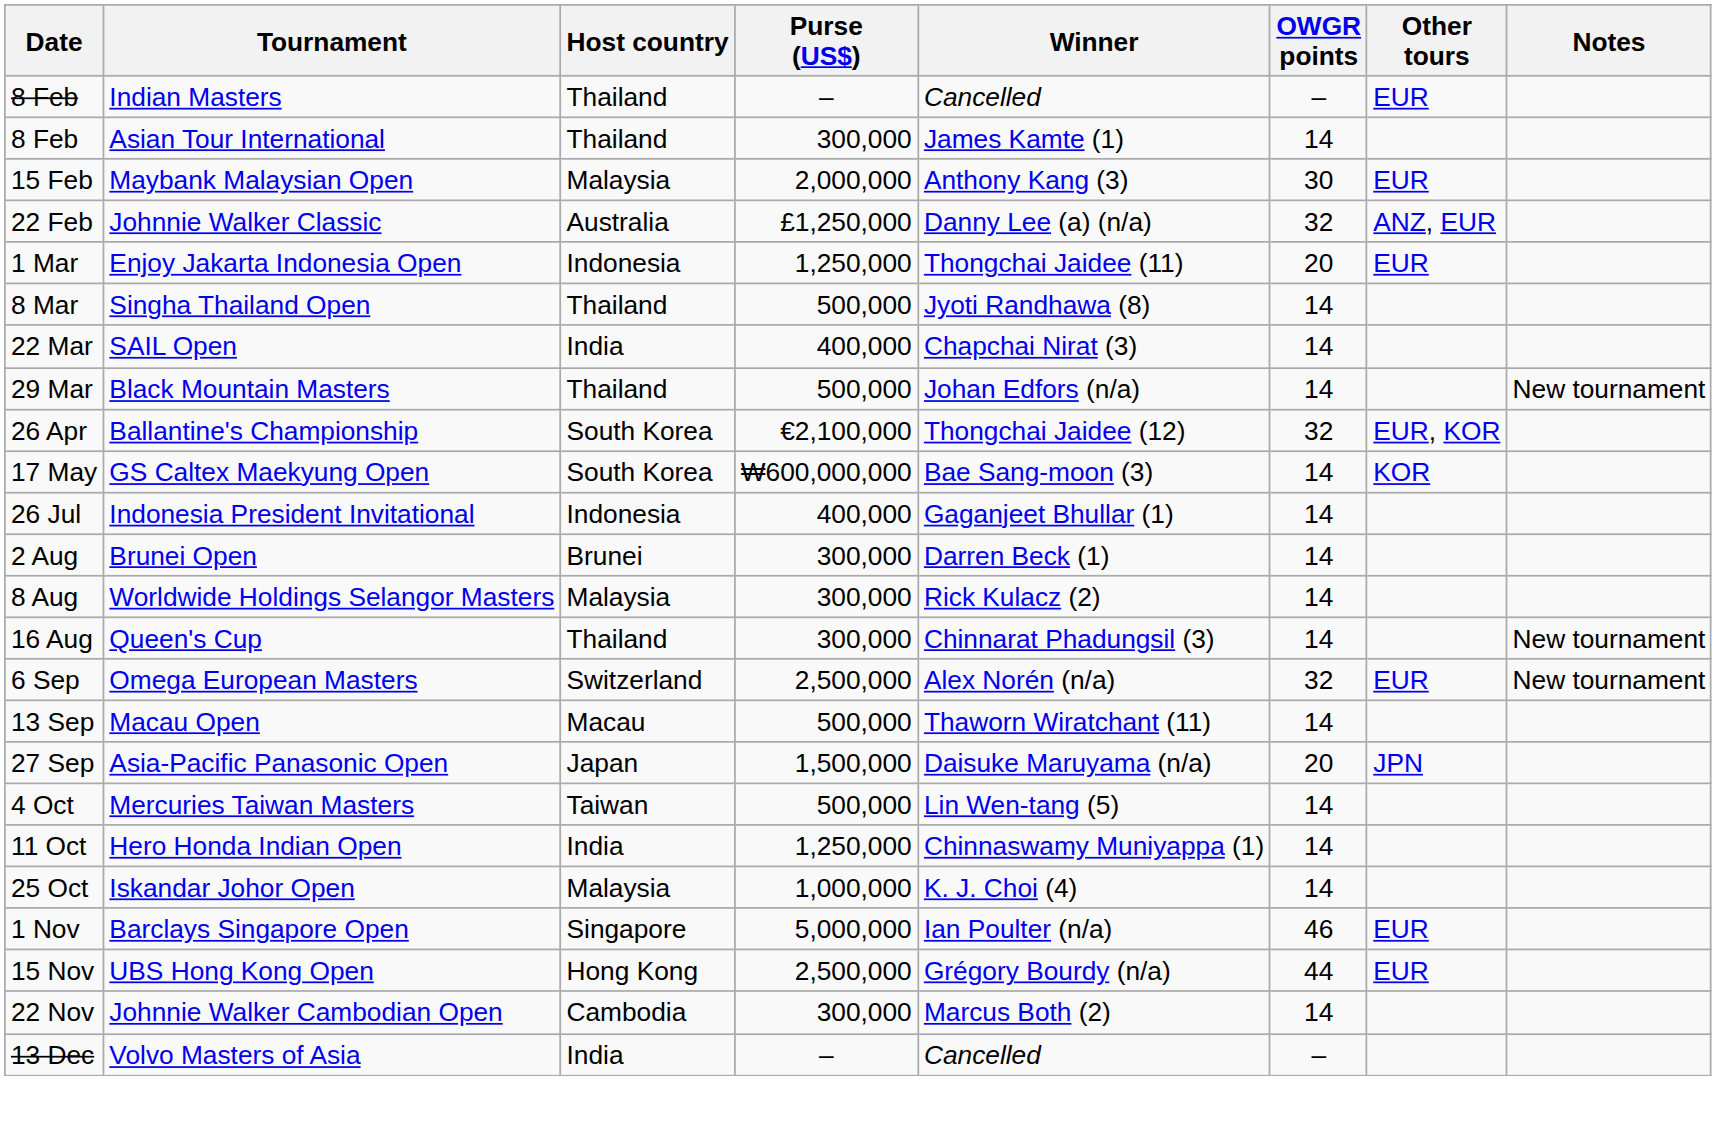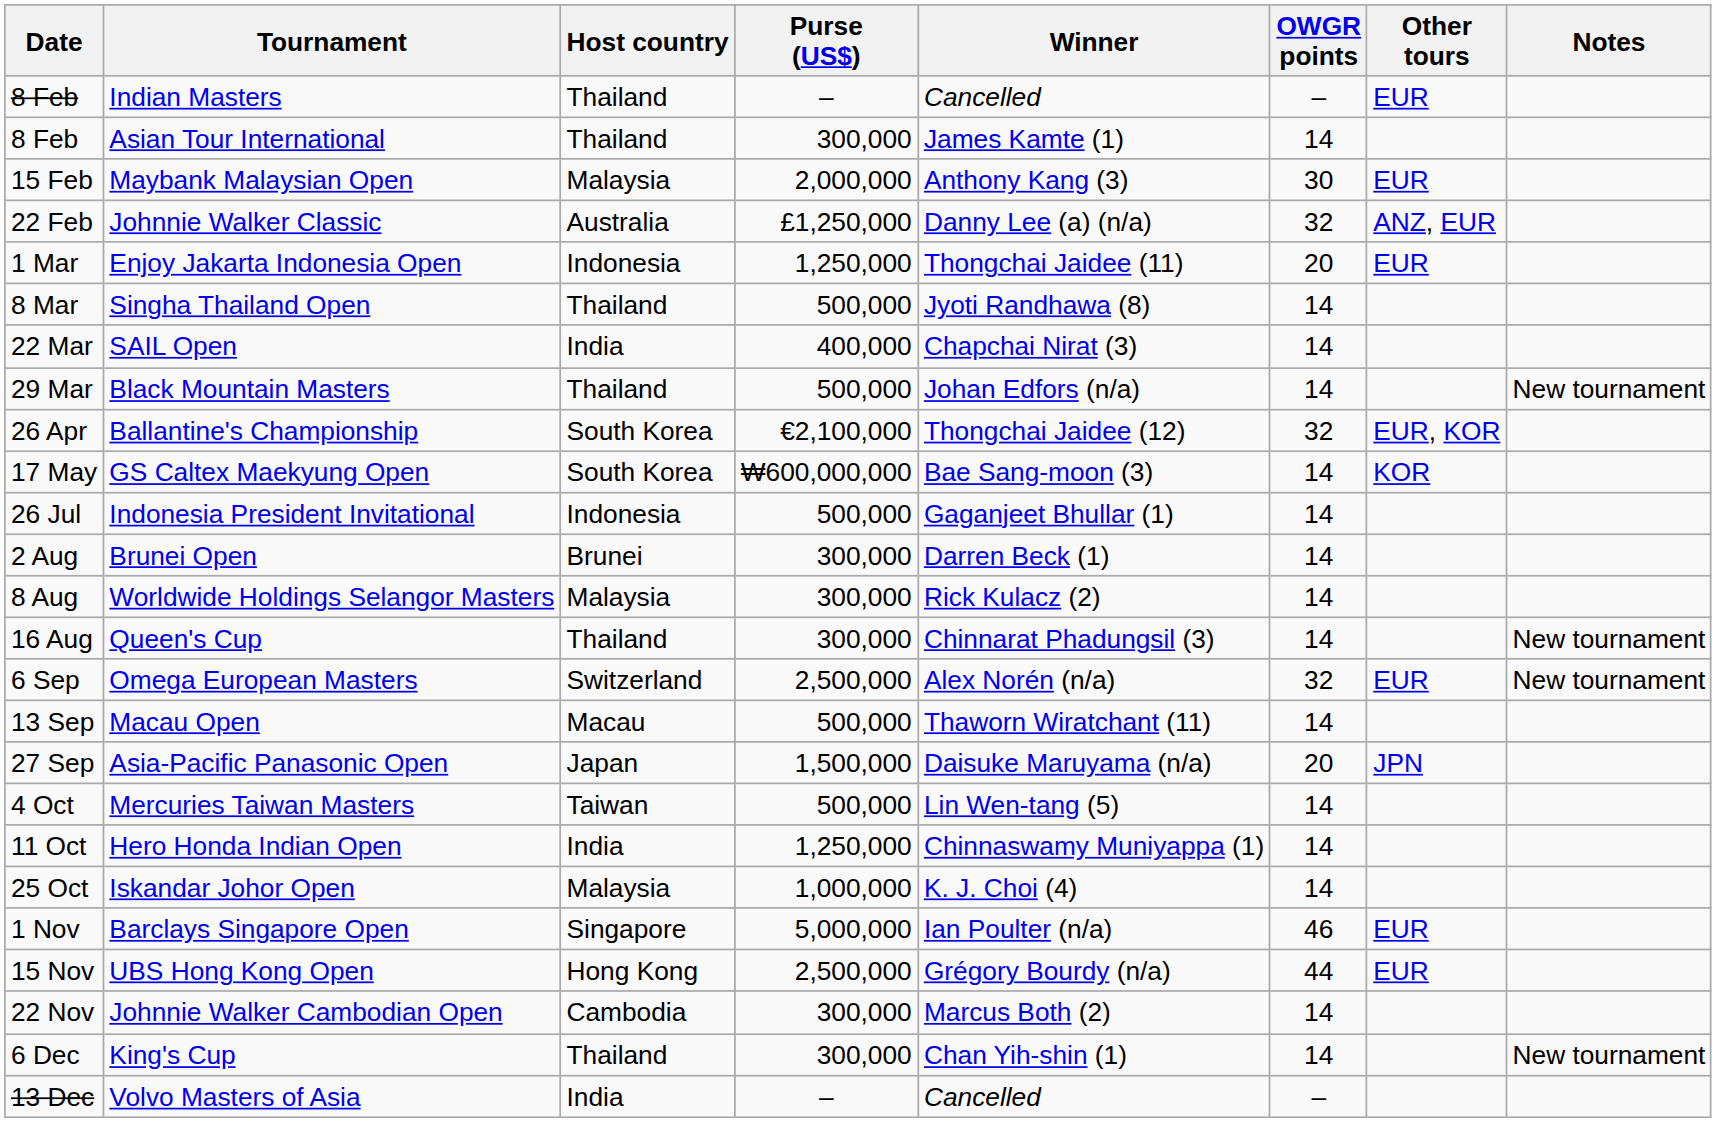(864, 513) 400,000 -> (864, 513) 500,000
+ row: (172, 1054)
